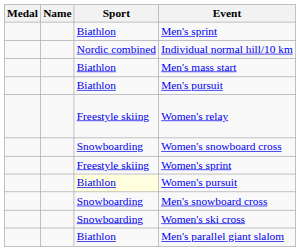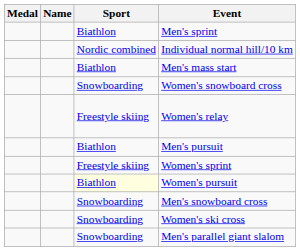rows swapped: (221, 147) <-> (192, 85)
(96, 237) Biathlon -> (110, 237) Snowboarding
